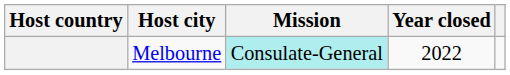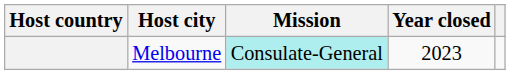(442, 52) 2022 -> (442, 52) 2023
